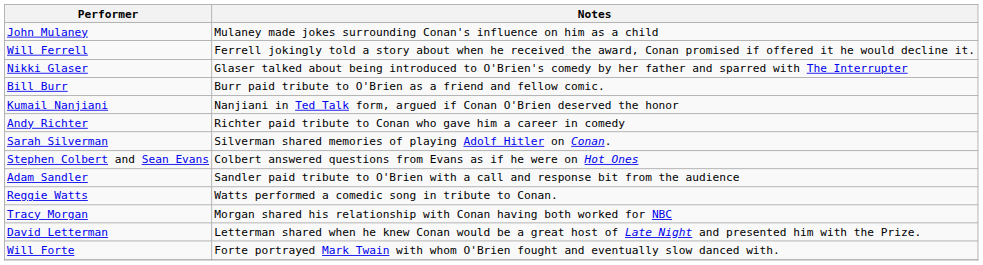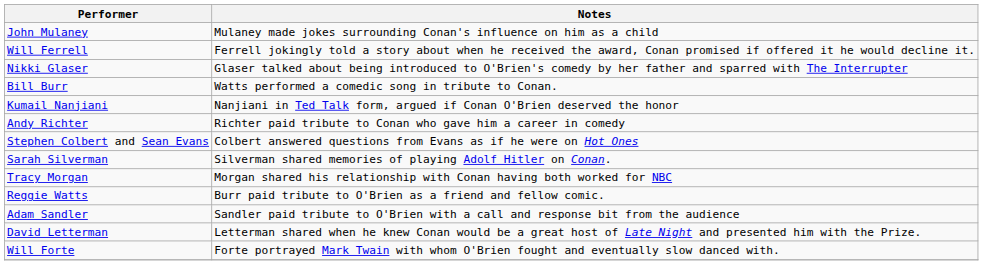(410, 86) Burr paid tribute to O'Brien as a friend and fellow comic. -> (386, 86) Watts performed a comedic song in tribute to Conan.
rows swapped: (58, 141) <-> (108, 159)
rows swapped: (47, 214) <-> (47, 178)
(386, 196) Watts performed a comedic song in tribute to Conan. -> (410, 196) Burr paid tribute to O'Brien as a friend and fellow comic.
